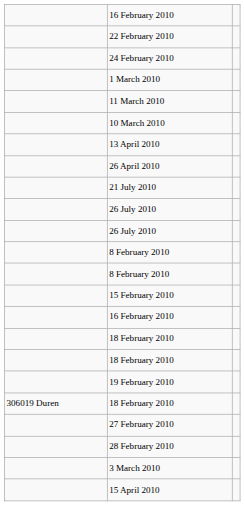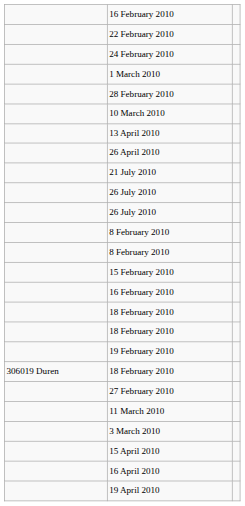rows swapped: (56, 102) <-> (56, 447)
+ row: (56, 471)
+ row: (56, 491)
